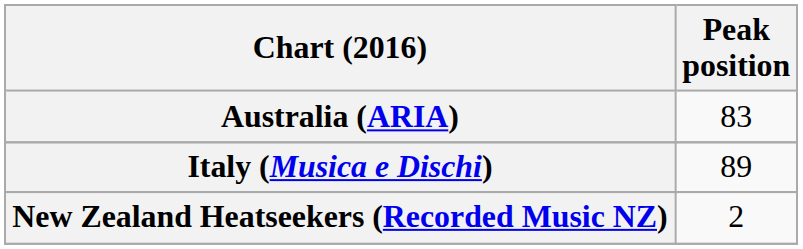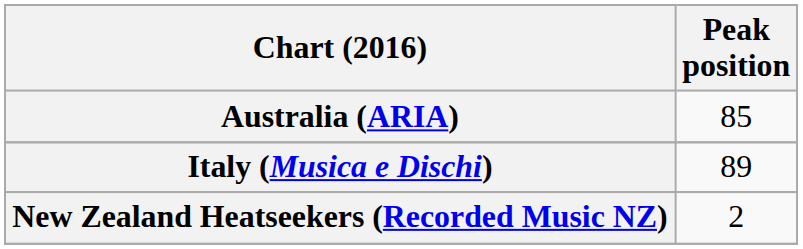(736, 116) 83 -> (736, 116) 85
